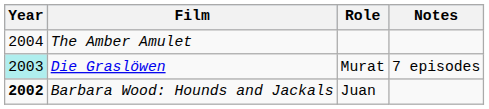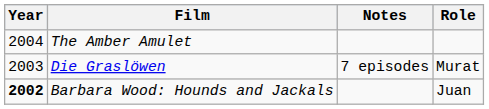columns swapped: (363, 17) <-> (436, 17)
(26, 66) paleturquoise background -> (26, 66) no background
